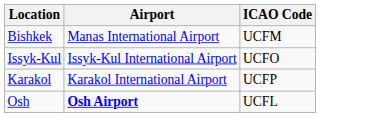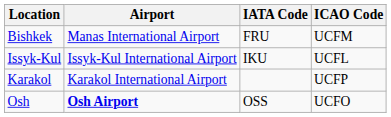+ column: (275, 15)
(261, 58) UCFO -> (331, 58) UCFL
(260, 101) UCFL -> (332, 101) UCFO
